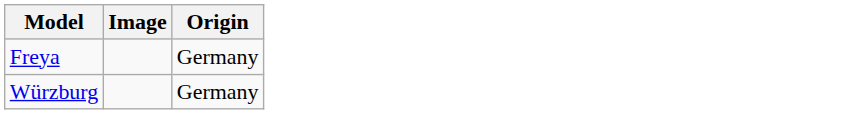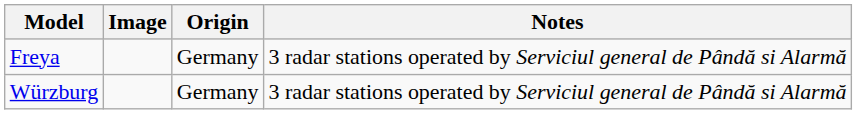+ column: (557, 21)
